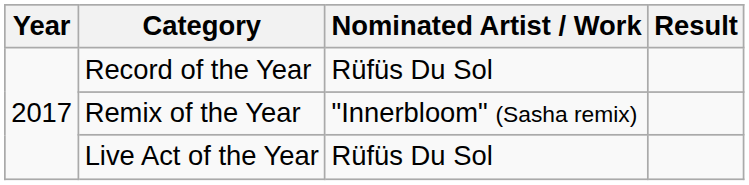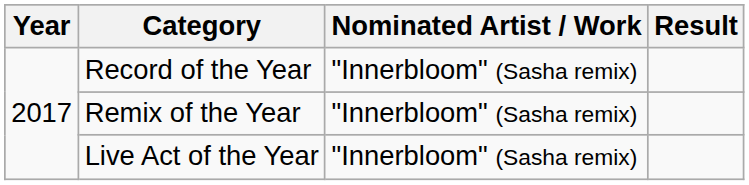(412, 69) Rüfüs Du Sol -> (484, 69) "Innerbloom" (Sasha remix)
(412, 156) Rüfüs Du Sol -> (484, 156) "Innerbloom" (Sasha remix)
